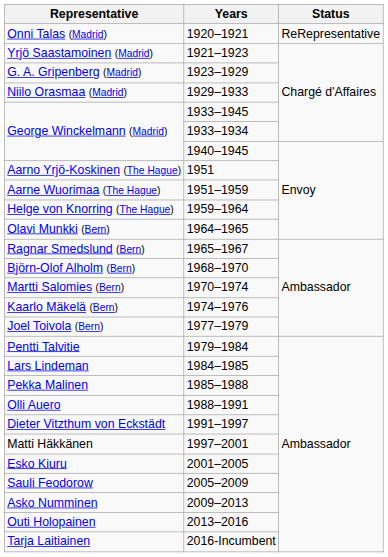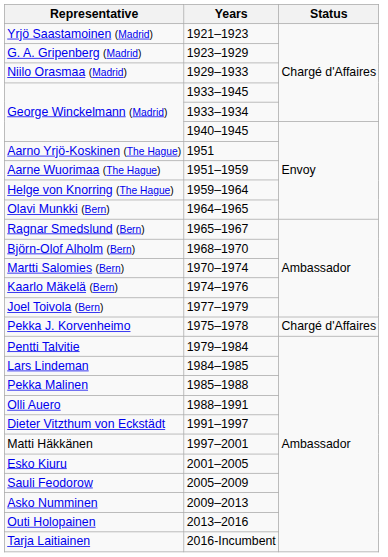- row: (57, 33)
+ row: (69, 326)
